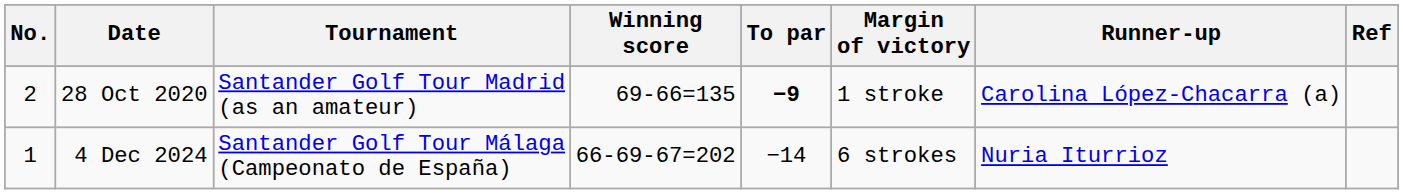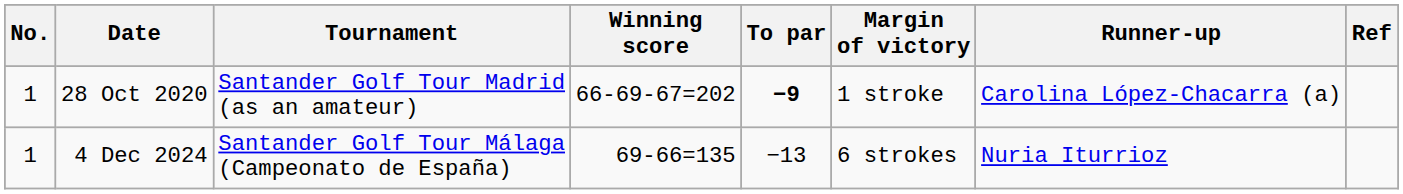(30, 97) 2 -> (30, 97) 1
(676, 97) 69-66=135 -> (656, 97) 66-69-67=202
(656, 158) 66-69-67=202 -> (676, 158) 69-66=135
(786, 158) −14 -> (786, 158) −13
